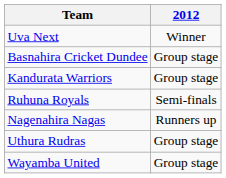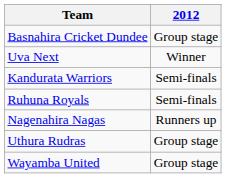rows swapped: (33, 36) <-> (78, 57)
(186, 78) Group stage -> (186, 78) Semi-finals
